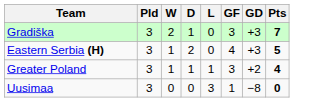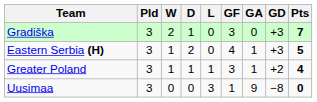+ column: (254, 13)
